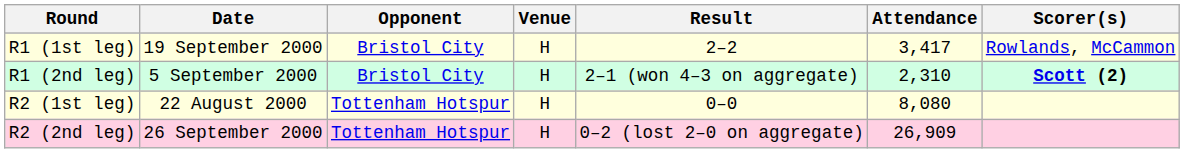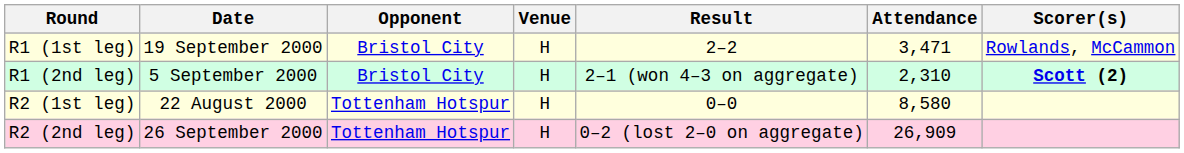(925, 48) 3,417 -> (925, 48) 3,471
(925, 105) 8,080 -> (925, 105) 8,580
